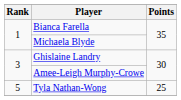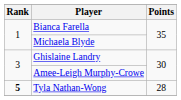(18, 88) normal -> (18, 88) bold
(161, 88) 25 -> (161, 88) 28
